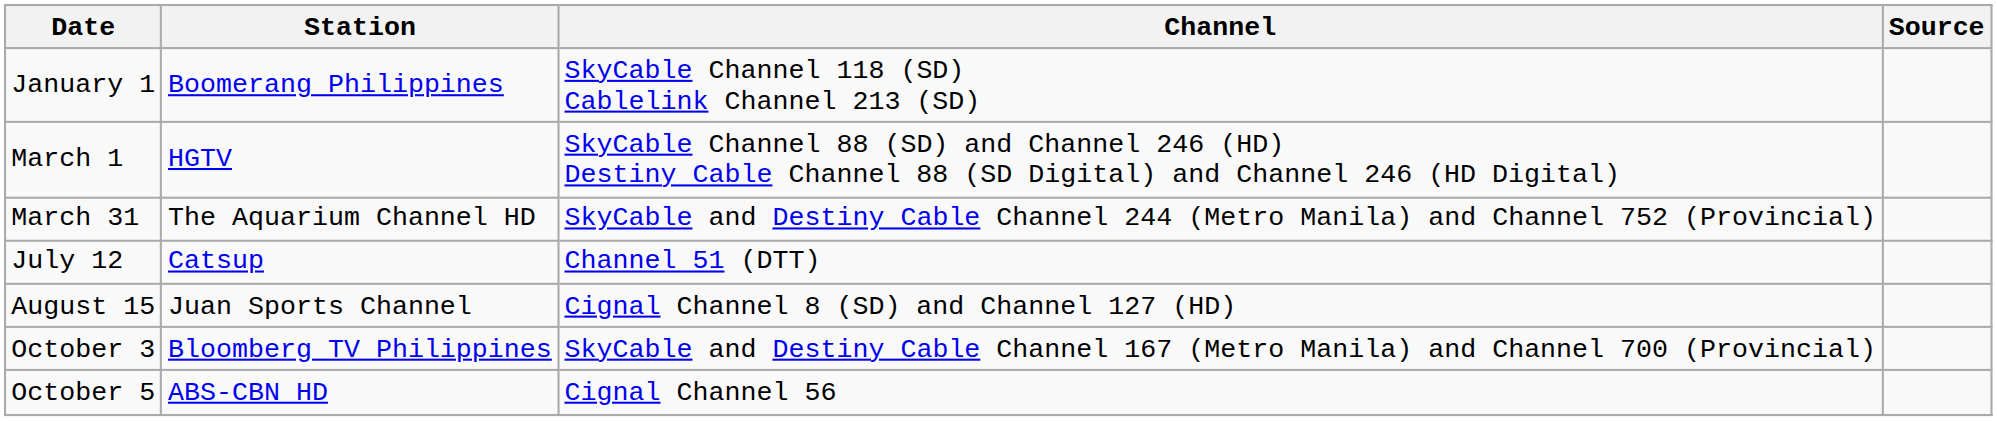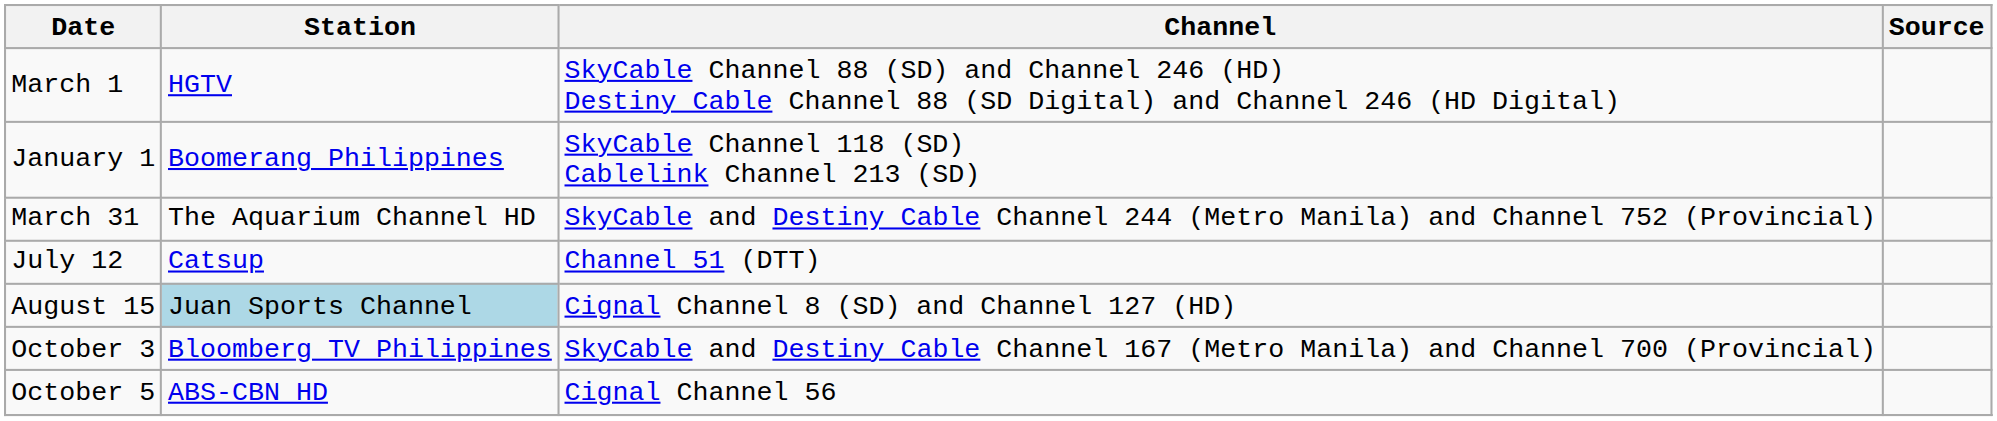rows swapped: (83, 86) <-> (67, 160)
(320, 305) no background -> (320, 305) lightblue background
